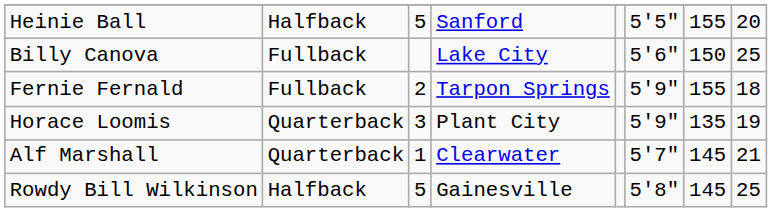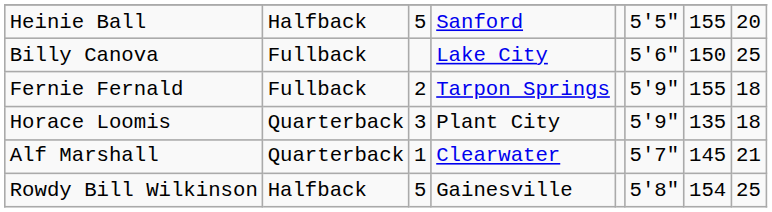(748, 123) 19 -> (748, 123) 18
(708, 190) 145 -> (708, 190) 154
